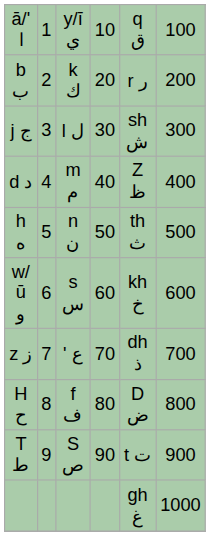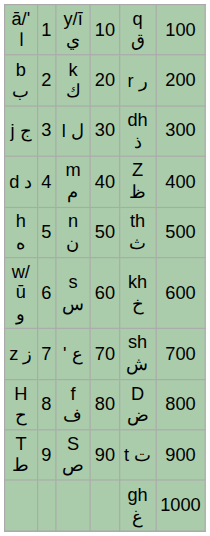(138, 130) sh ش -> (138, 130) dh ذ
(138, 353) dh ذ -> (138, 353) sh ش
